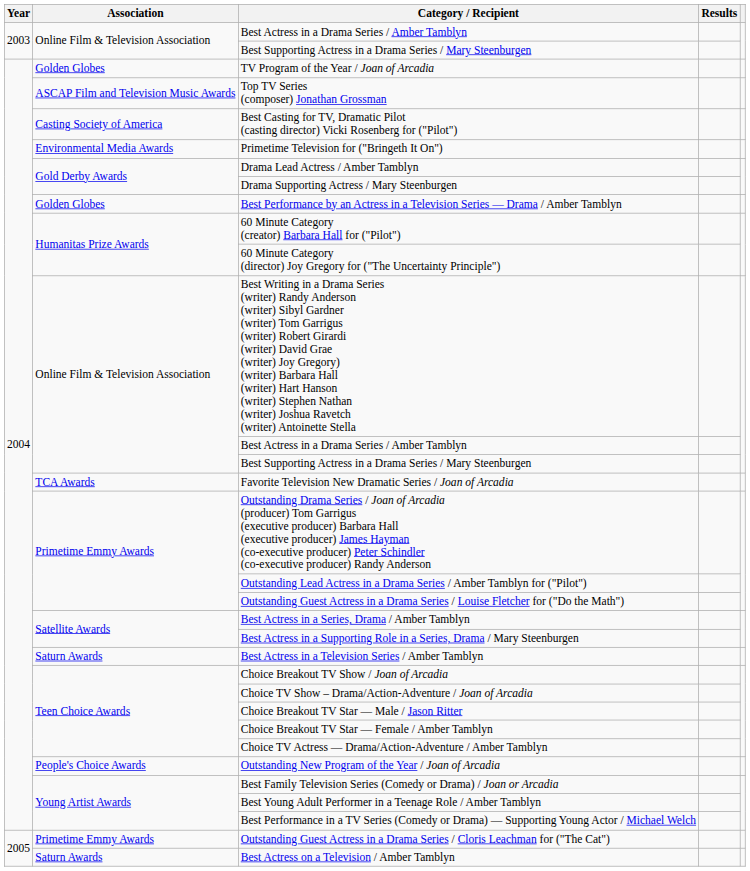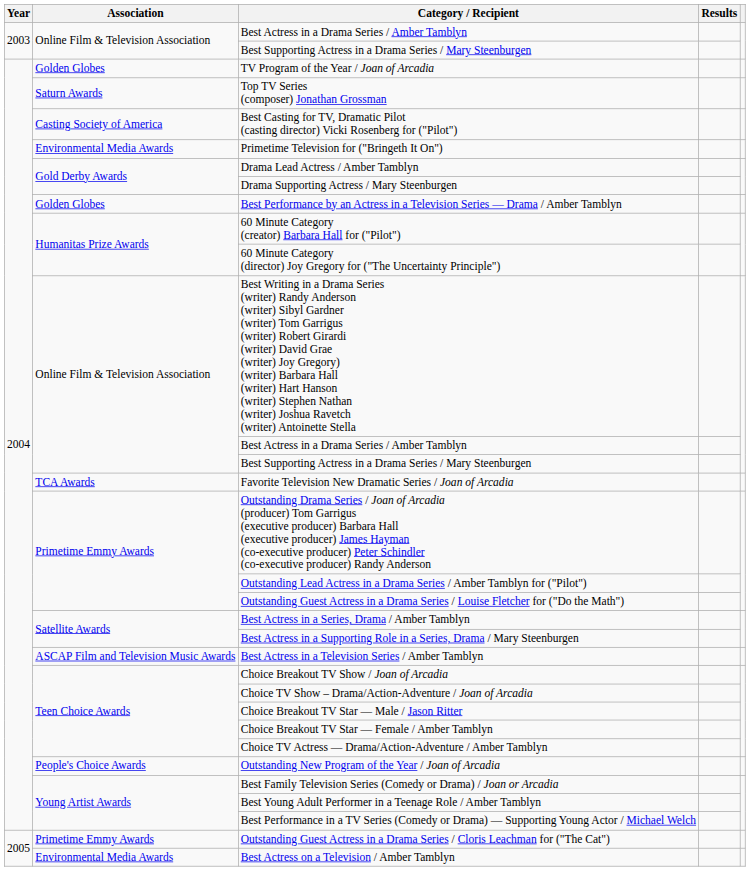(135, 93) ASCAP Film and Television Music Awards -> (69, 93) Saturn Awards
(69, 656) Saturn Awards -> (135, 656) ASCAP Film and Television Music Awards
(69, 857) Saturn Awards -> (104, 857) Environmental Media Awards
